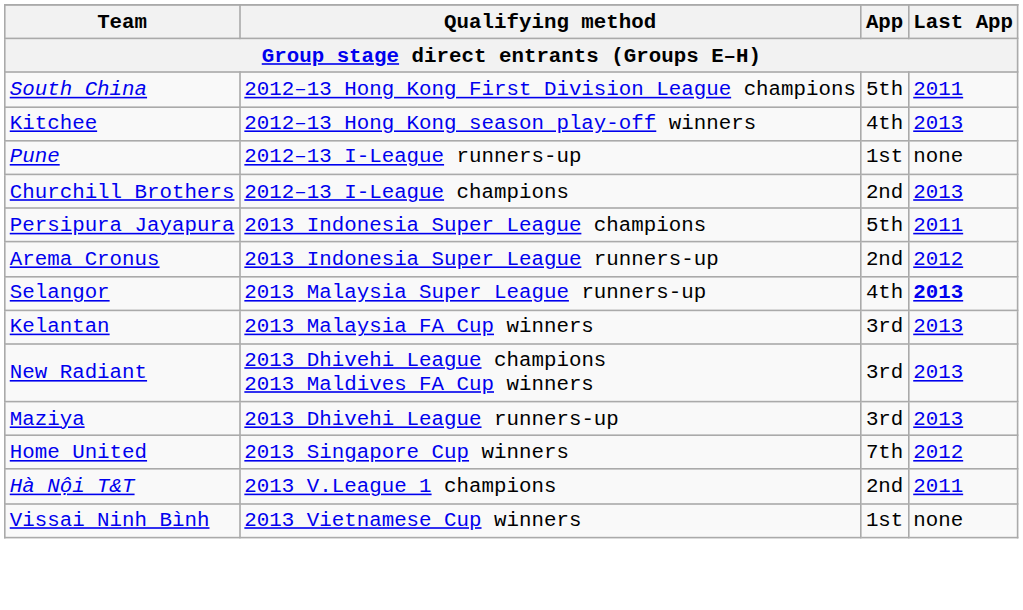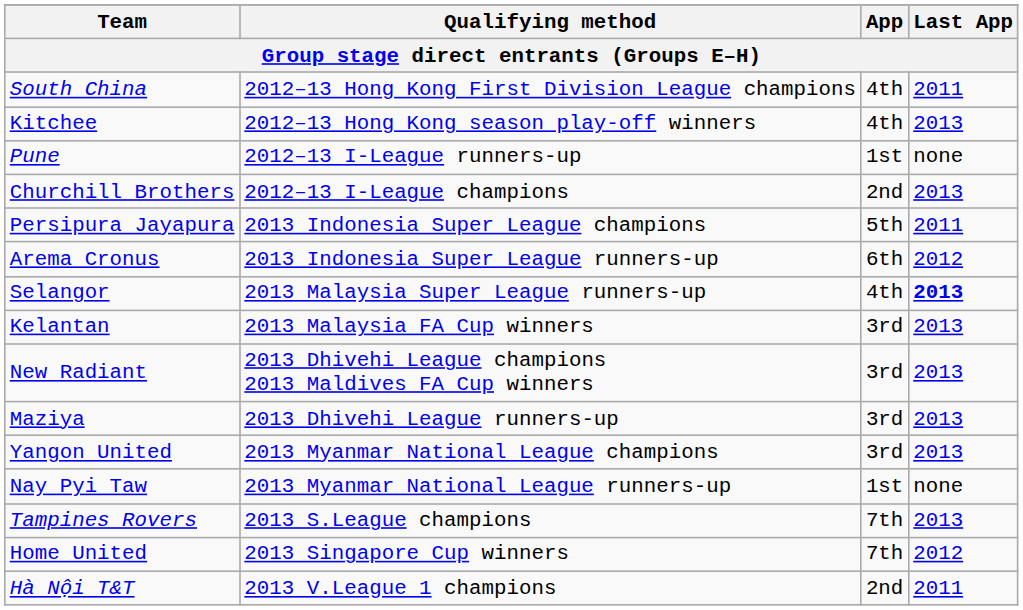(885, 90) 5th -> (885, 90) 4th
(885, 259) 2nd -> (885, 259) 6th
+ row: (91, 453)
+ row: (78, 486)
+ row: (103, 520)
- row: (110, 520)
